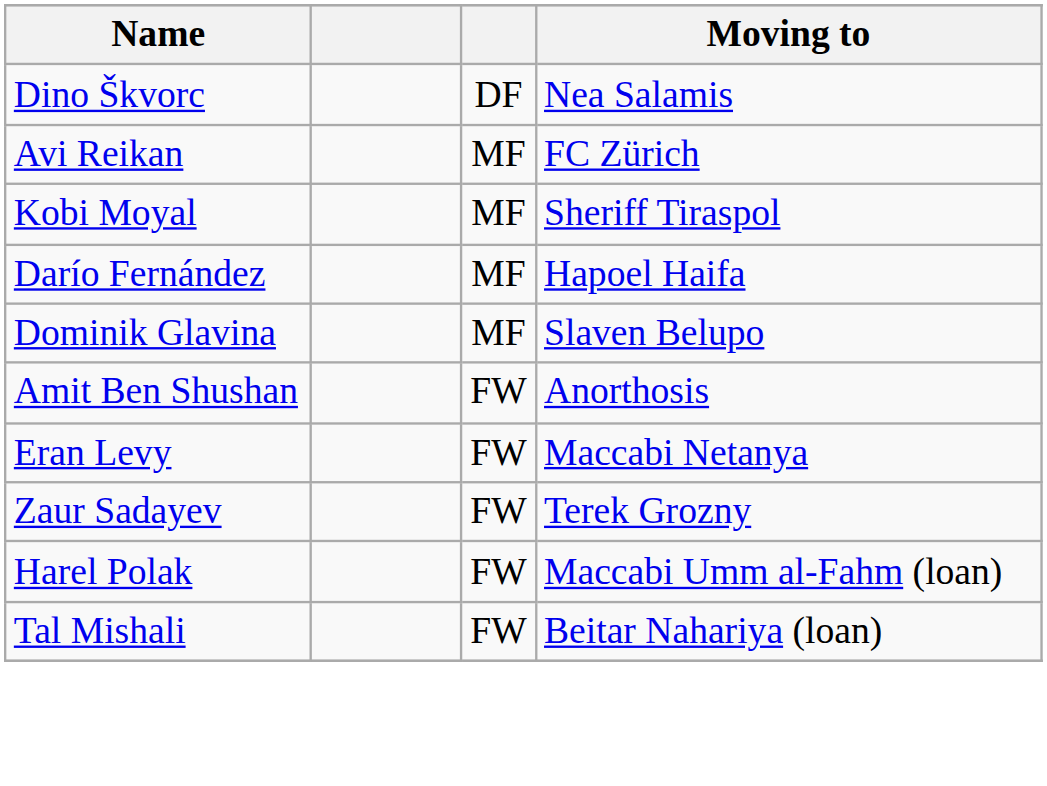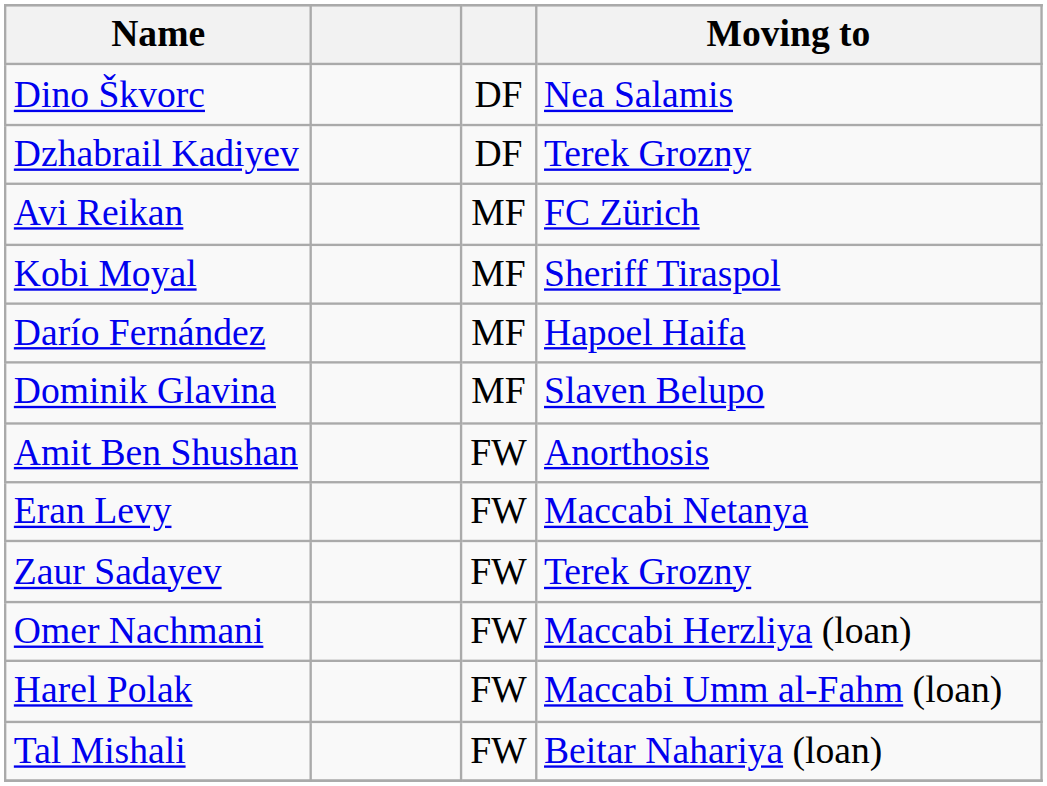+ row: (156, 153)
+ row: (139, 630)
